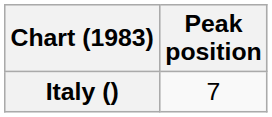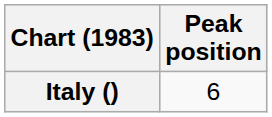(213, 91) 7 -> (213, 91) 6
